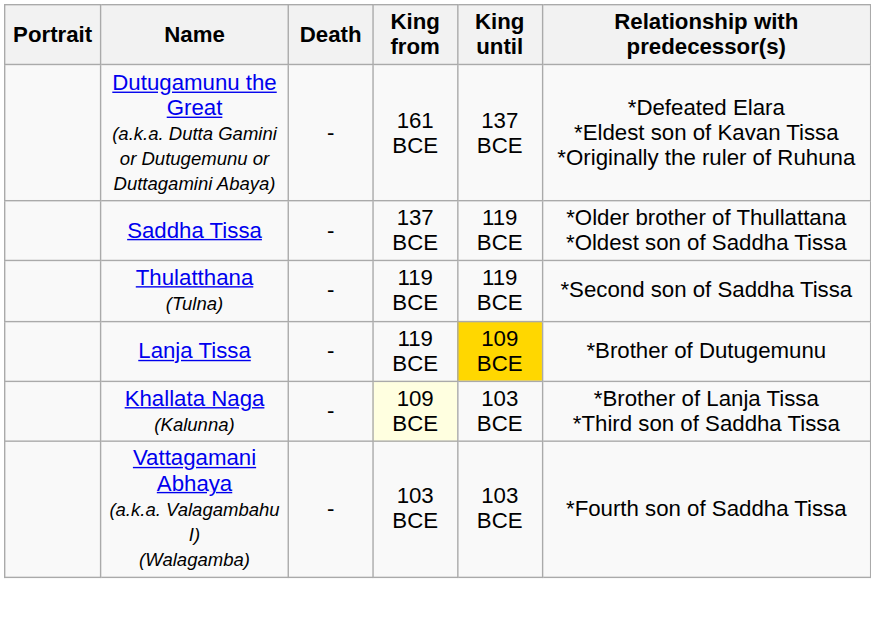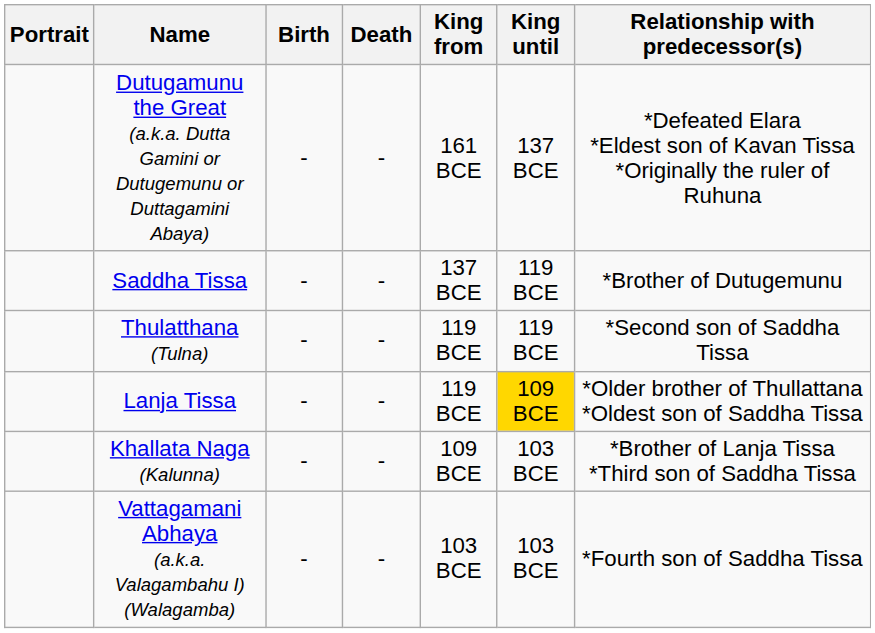+ column: (304, 34)
(706, 230) *Older brother of Thullattana *Oldest son of Saddha Tissa -> (722, 280) *Brother of Dutugemunu
(706, 350) *Brother of Dutugemunu -> (722, 400) *Older brother of Thullattana *Oldest son of Saddha Tissa
(415, 411) lightyellow background -> (459, 461) no background
